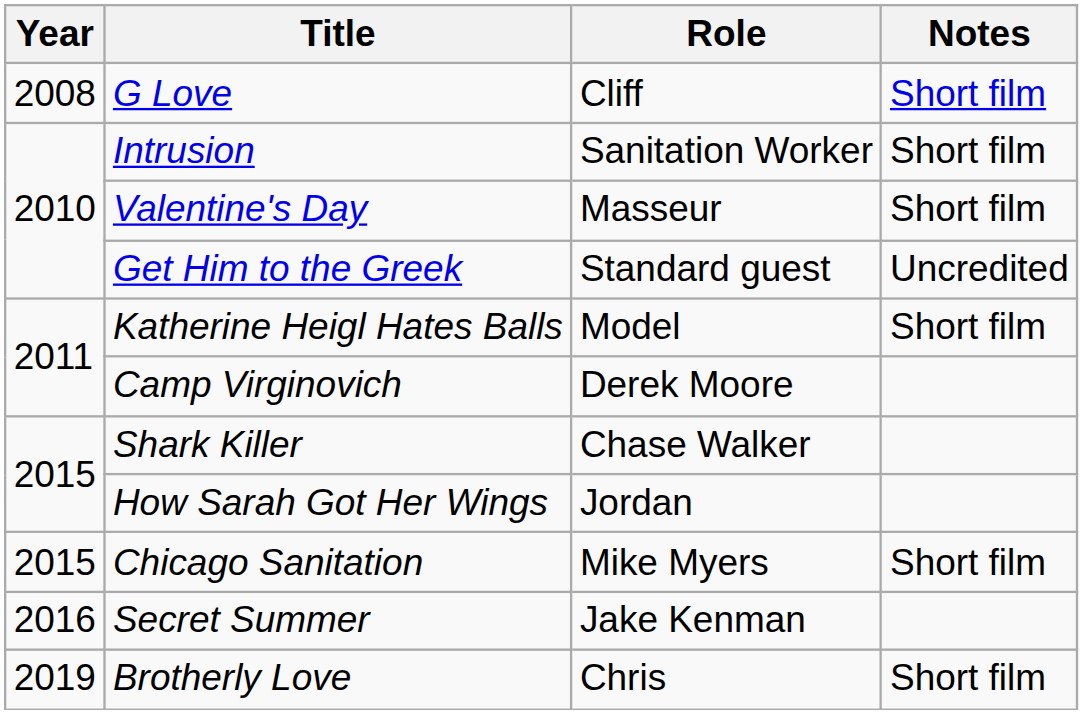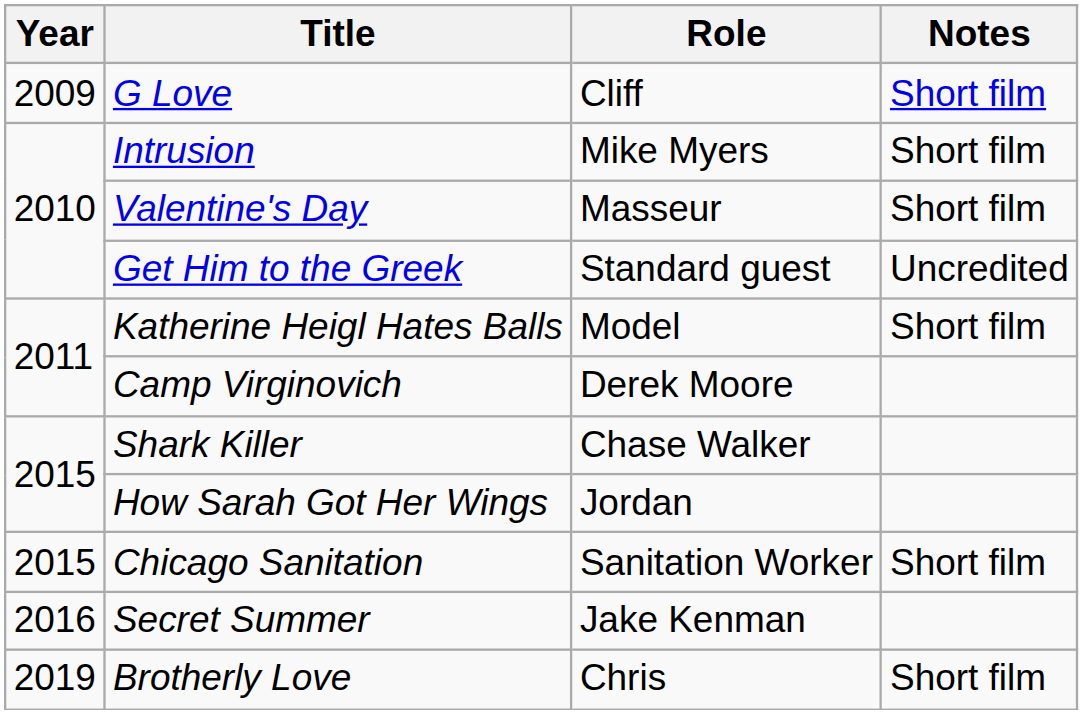(55, 92) 2008 -> (55, 92) 2009
(726, 151) Sanitation Worker -> (674, 151) Mike Myers
(674, 561) Mike Myers -> (726, 561) Sanitation Worker
